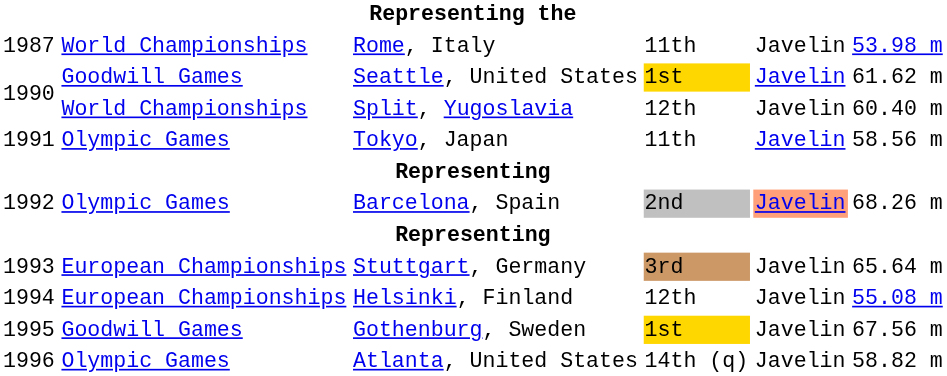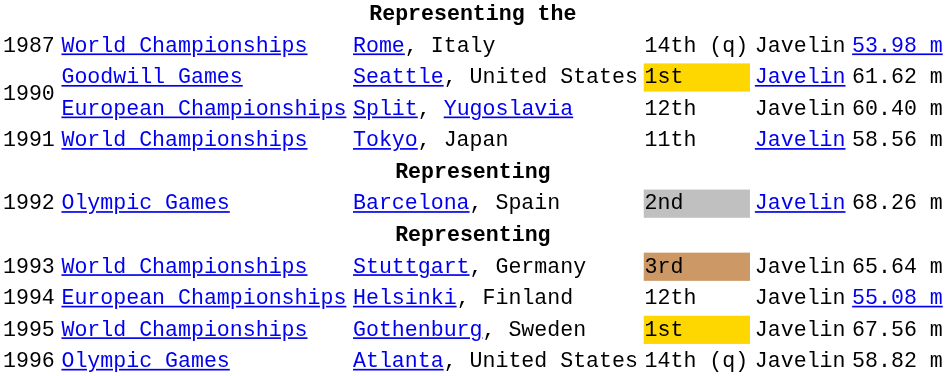(670, 46) 11th -> (696, 46) 14th (q)
(184, 109) World Championships -> (204, 109) European Championships
(146, 141) Olympic Games -> (184, 141) World Championships
(800, 204) lightsalmon background -> (800, 204) no background
(204, 267) European Championships -> (184, 267) World Championships
(152, 330) Goodwill Games -> (184, 330) World Championships
